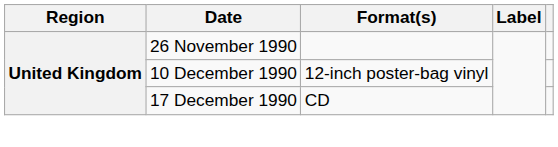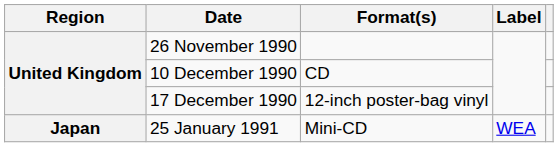(397, 73) 12-inch poster-bag vinyl -> (317, 73) CD
(317, 100) CD -> (397, 100) 12-inch poster-bag vinyl
+ row: (214, 127)
